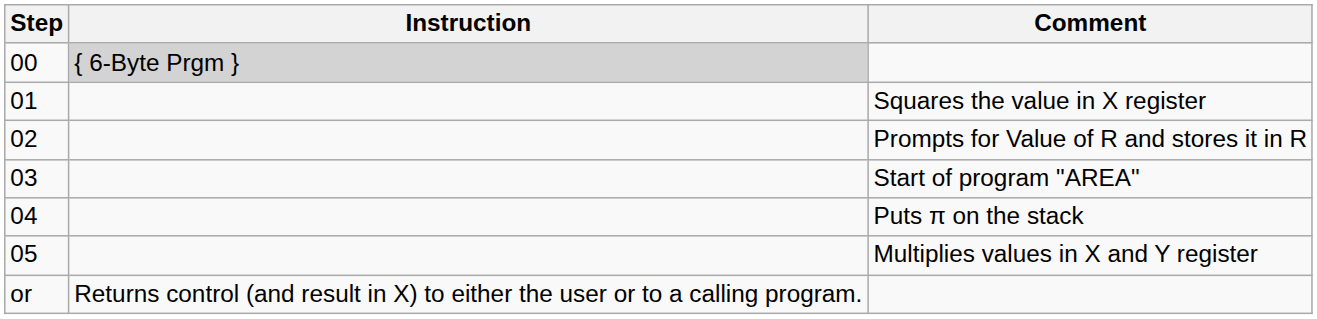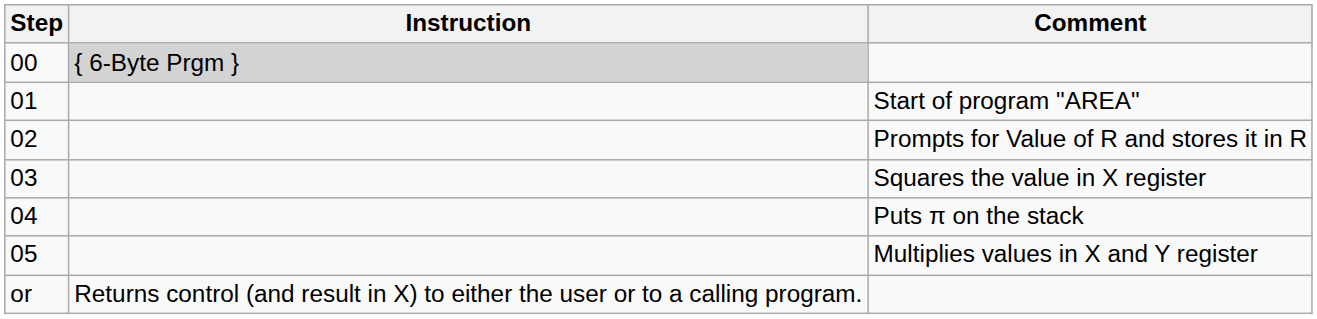(1040, 100) Squares the value in X register -> (1007, 100) Start of program "AREA"
(1007, 178) Start of program "AREA" -> (1040, 178) Squares the value in X register
